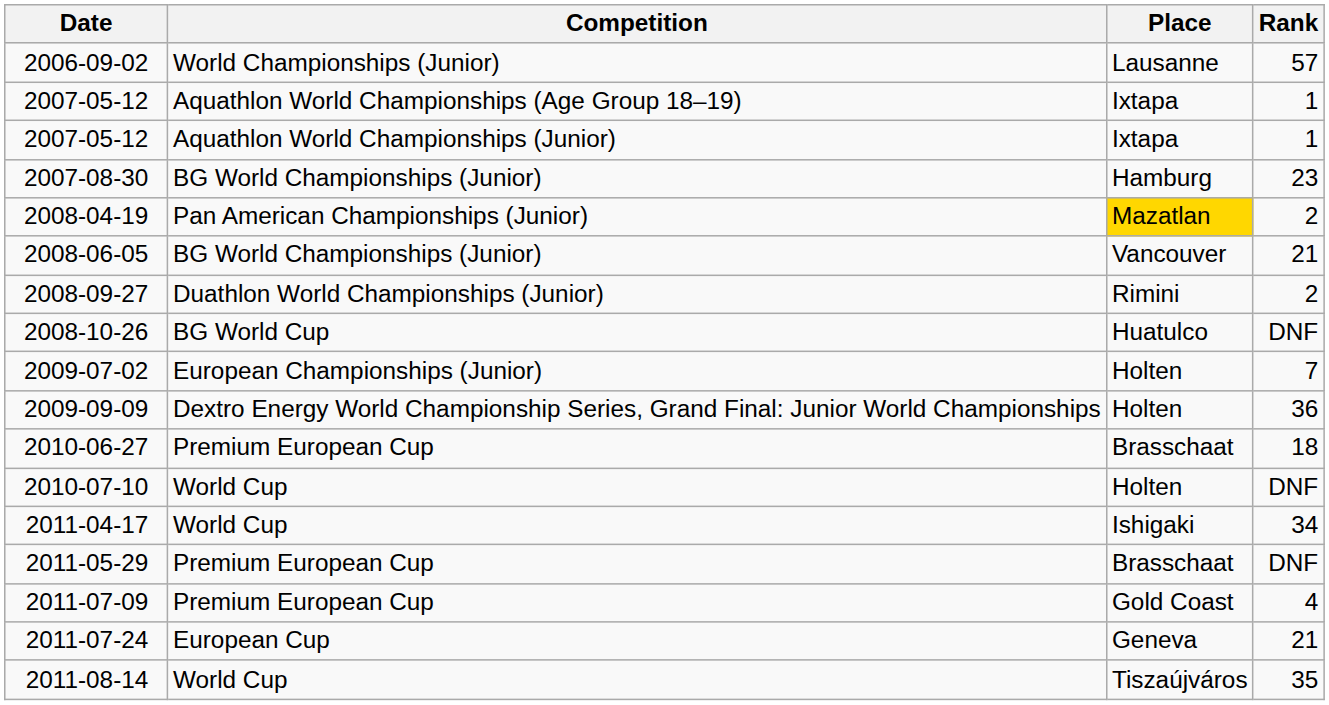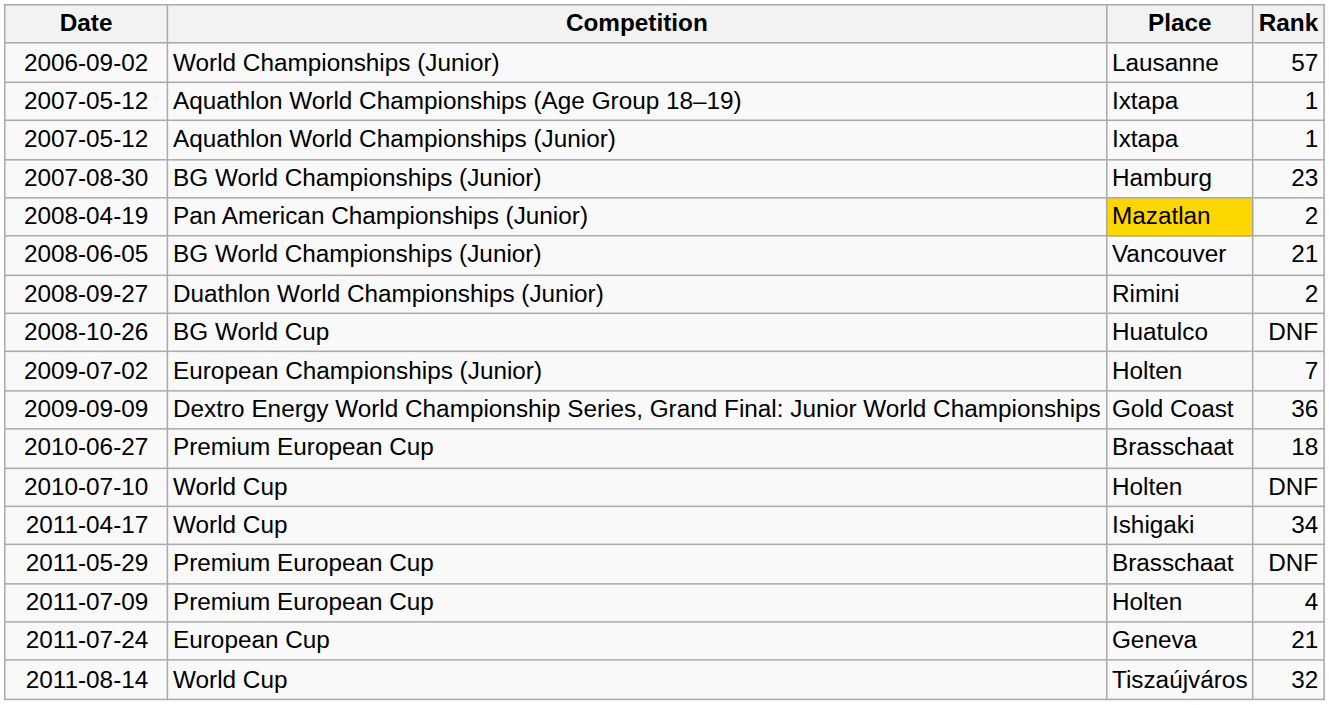(1147, 409) Holten -> (1173, 409) Gold Coast
(1173, 602) Gold Coast -> (1147, 602) Holten
(1305, 679) 35 -> (1305, 679) 32
